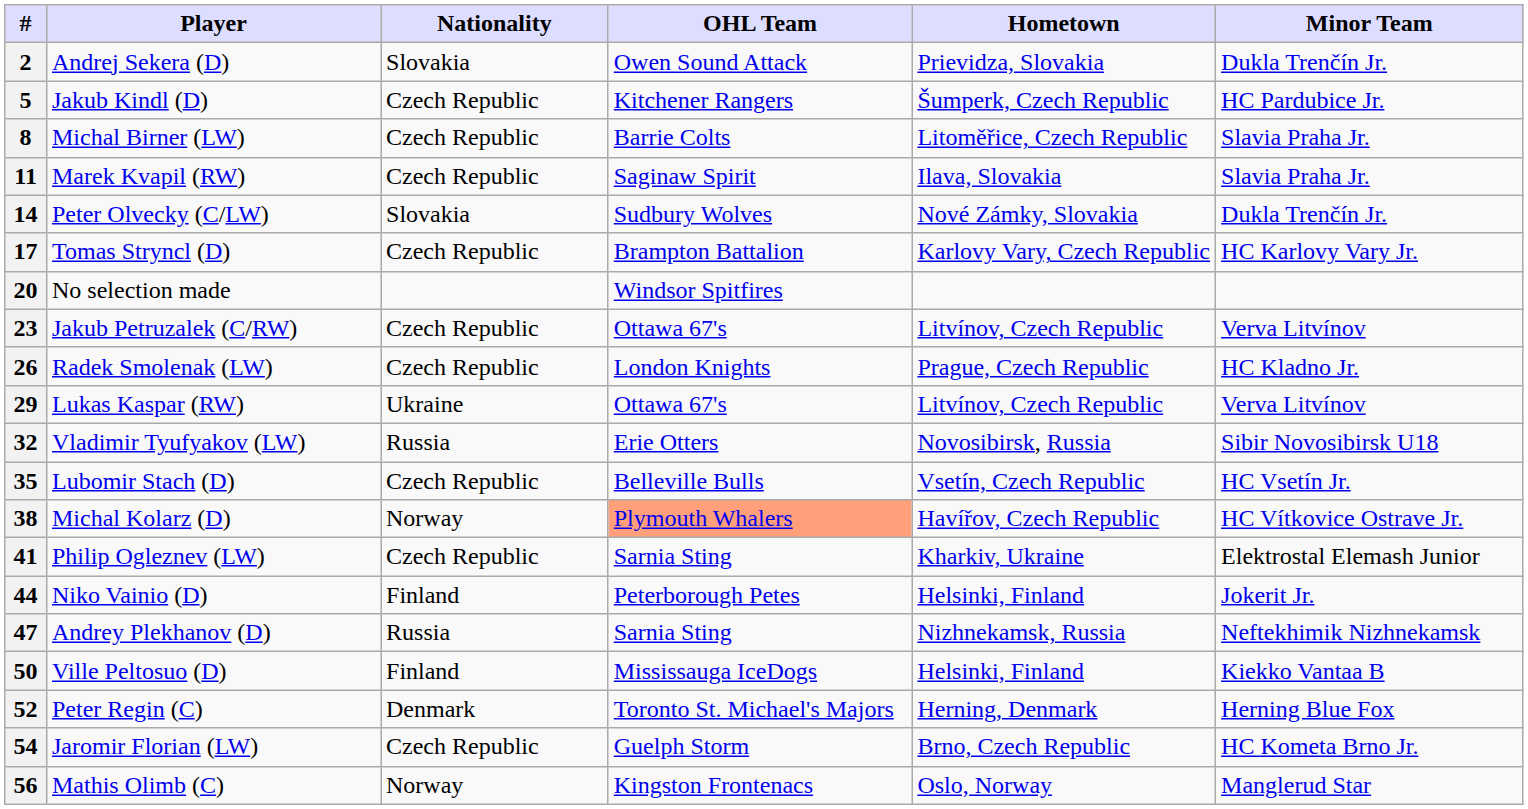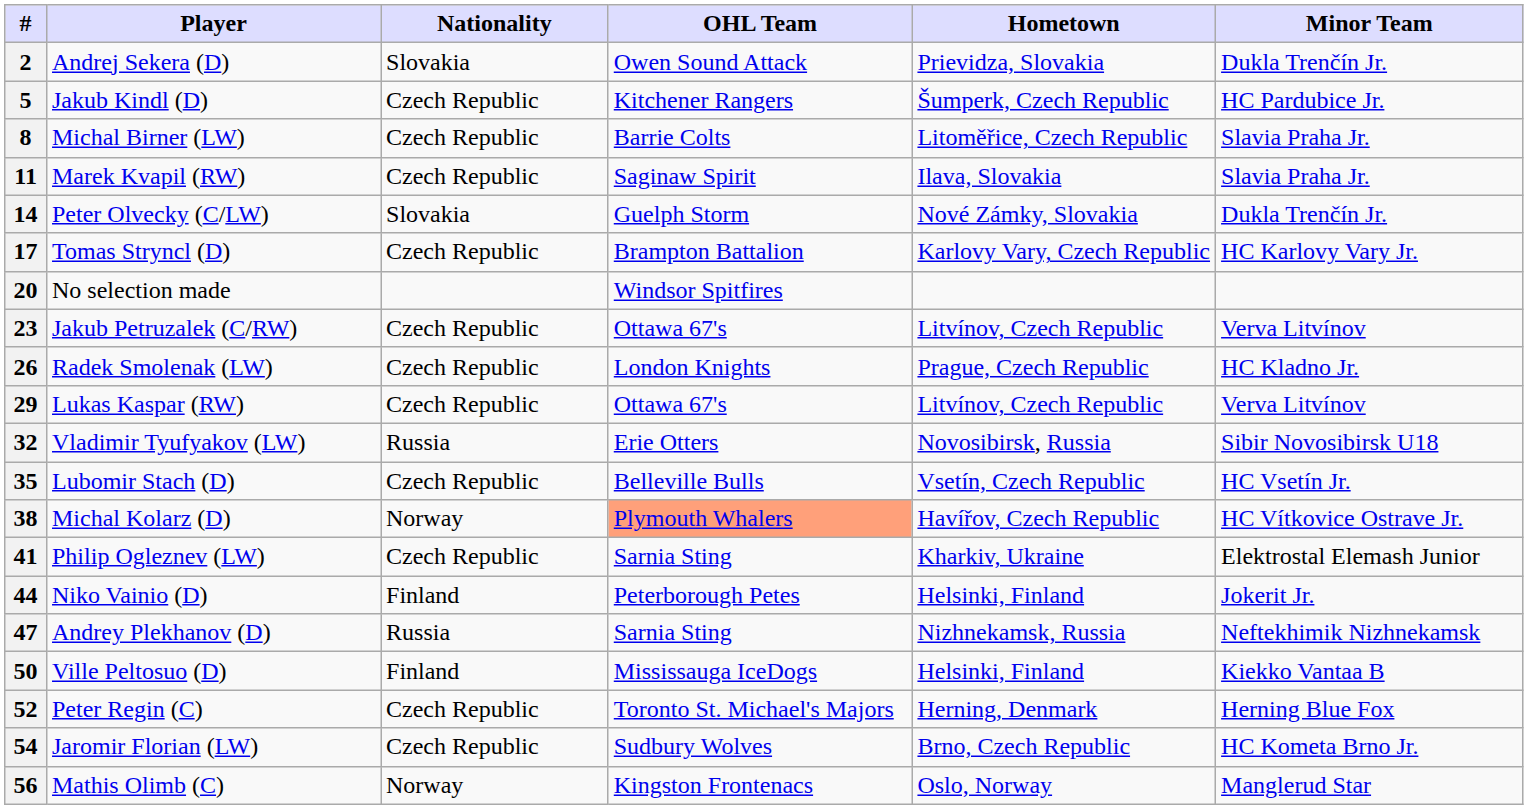(693, 213) Sudbury Wolves -> (681, 213) Guelph Storm
(425, 404) Ukraine -> (462, 404) Czech Republic
(431, 708) Denmark -> (462, 708) Czech Republic
(681, 746) Guelph Storm -> (693, 746) Sudbury Wolves
